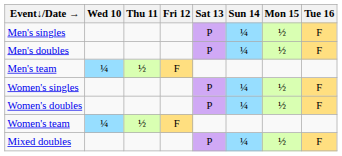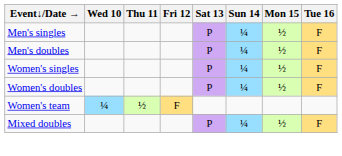- row: (32, 68)
